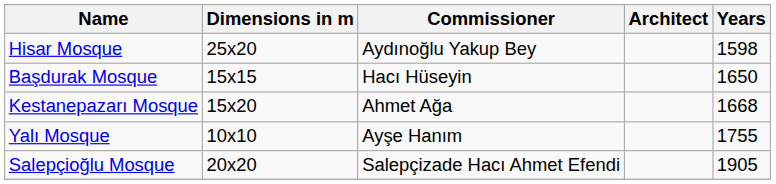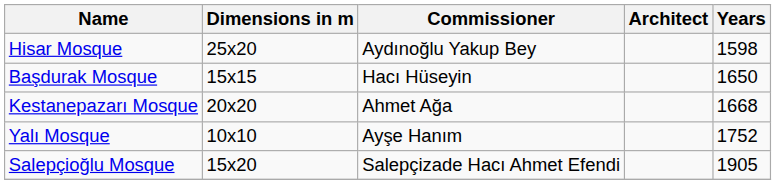(232, 106) 15x20 -> (232, 106) 20x20
(737, 135) 1755 -> (737, 135) 1752
(232, 164) 20x20 -> (232, 164) 15x20
